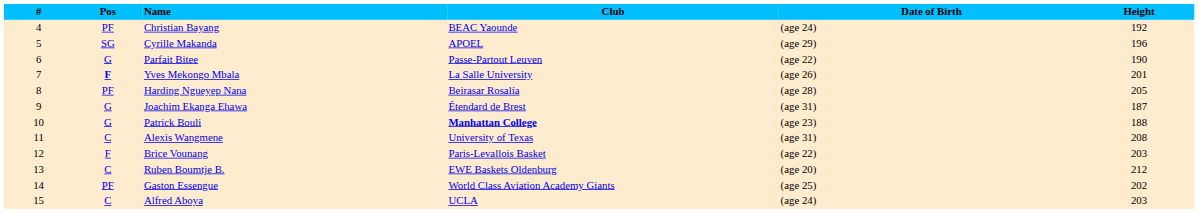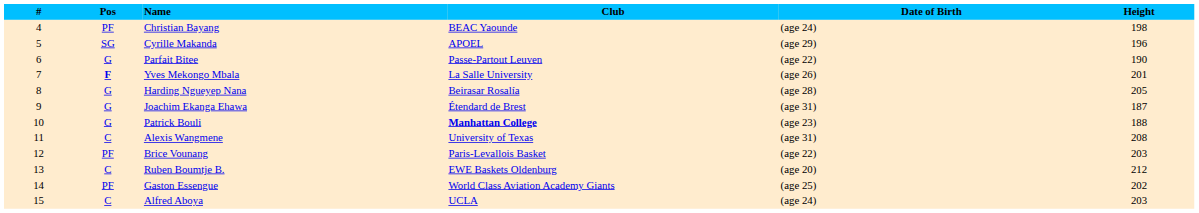(1139, 27) 192 -> (1139, 27) 198
(108, 90) PF -> (108, 90) G
(108, 153) F -> (108, 153) PF
